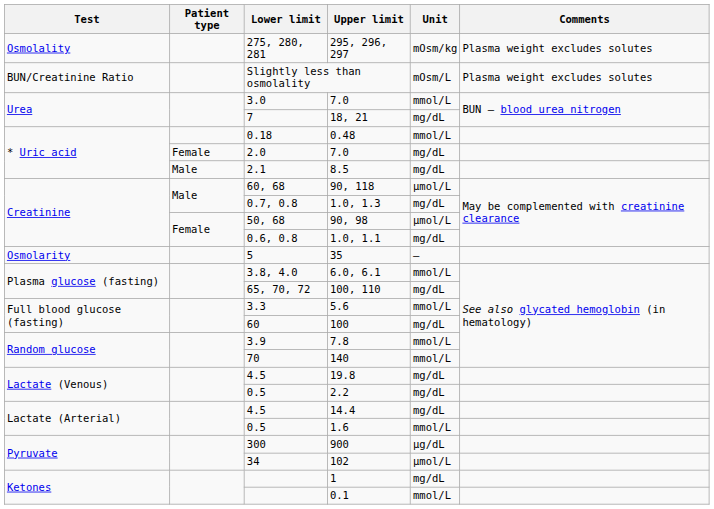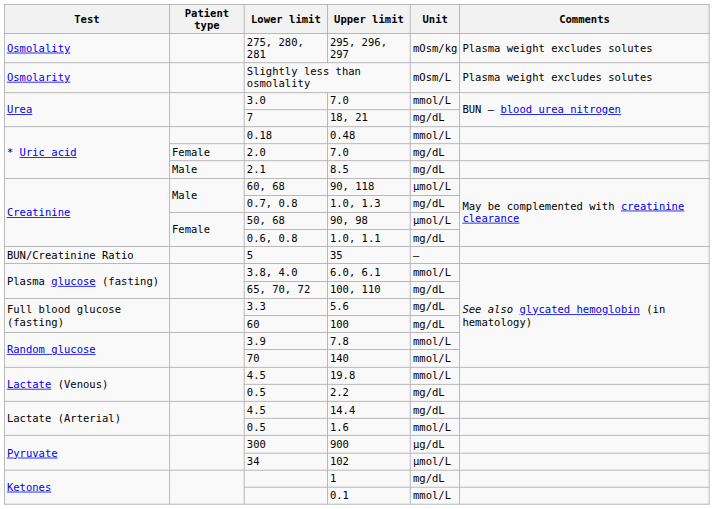(70, 78) BUN/Creatinine Ratio -> (39, 78) Osmolarity
(39, 255) Osmolarity -> (70, 255) BUN/Creatinine Ratio
(432, 307) mmol/L -> (429, 307) mg/dL
(429, 376) mg/dL -> (432, 376) mmol/L
